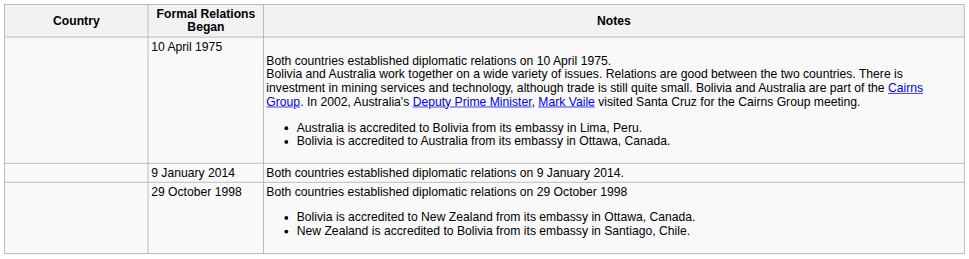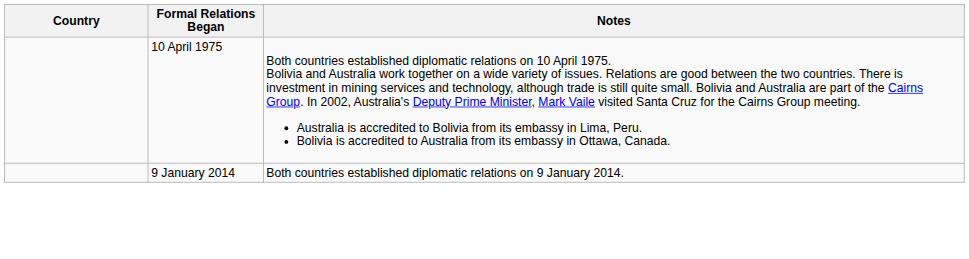- row: (196, 192)
